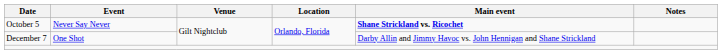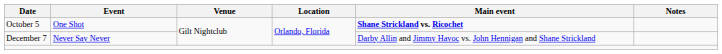(81, 24) Never Say Never -> (68, 24) One Shot
(68, 38) One Shot -> (81, 38) Never Say Never
